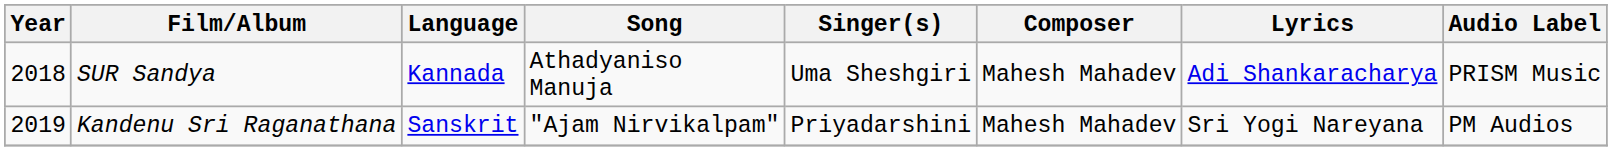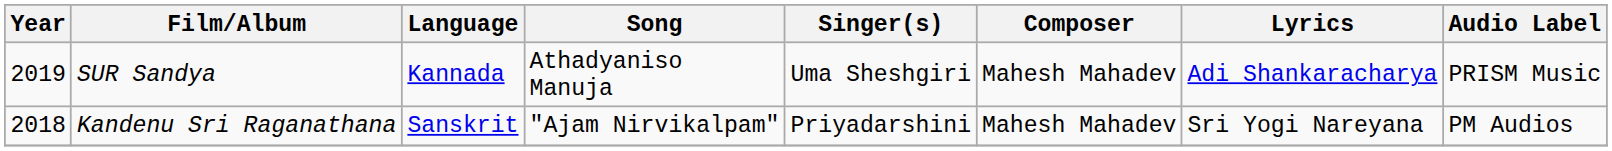(38, 75) 2018 -> (38, 75) 2019
(38, 126) 2019 -> (38, 126) 2018
